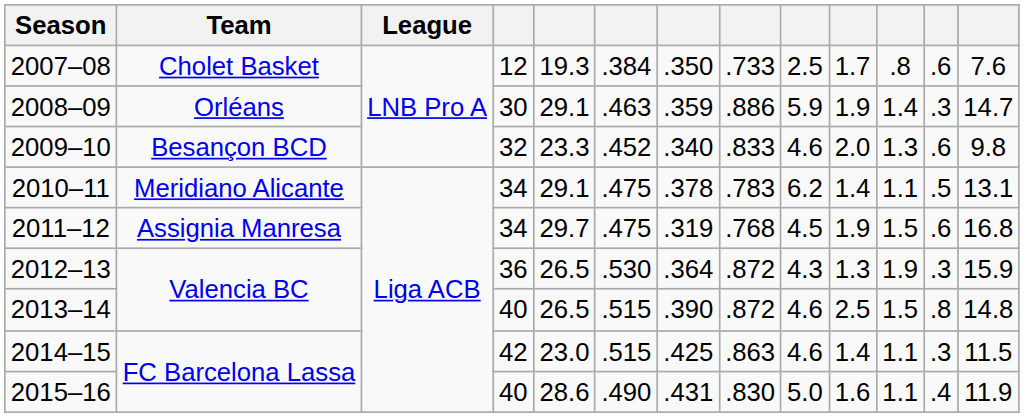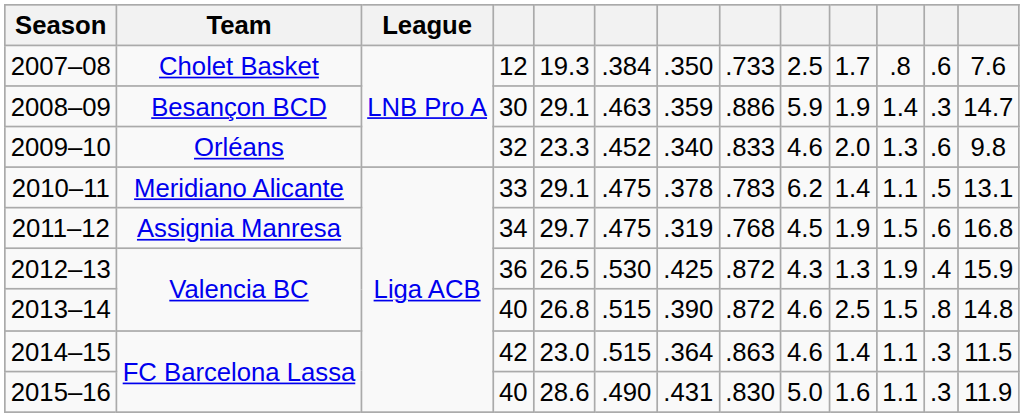(239, 107) Orléans -> (239, 107) Besançon BCD
(239, 147) Besançon BCD -> (239, 147) Orléans
(513, 188) 34 -> (513, 188) 33
(688, 269) .364 -> (688, 269) .425
(941, 269) .3 -> (941, 269) .4
(564, 310) 26.5 -> (564, 310) 26.8
(688, 351) .425 -> (688, 351) .364
(941, 391) .4 -> (941, 391) .3
